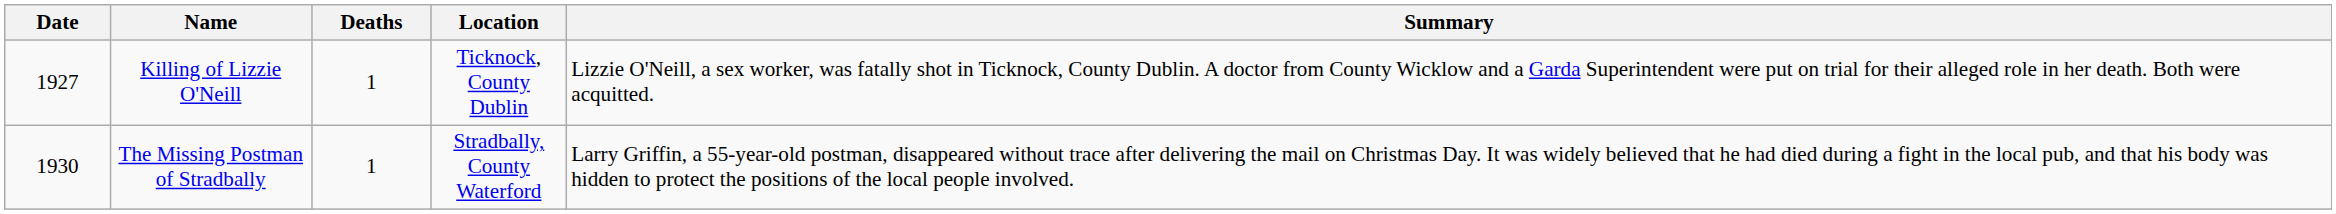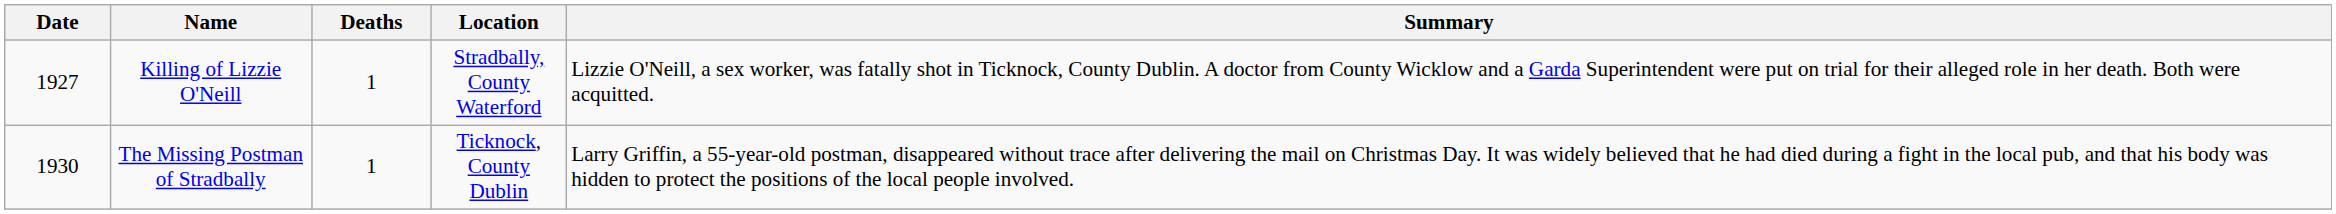(499, 82) Ticknock, County Dublin -> (499, 82) Stradbally, County Waterford
(499, 167) Stradbally, County Waterford -> (499, 167) Ticknock, County Dublin
